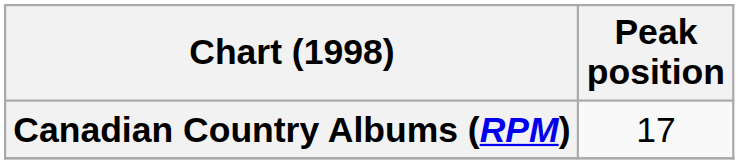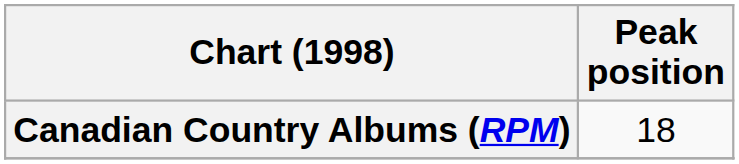(656, 128) 17 -> (656, 128) 18
